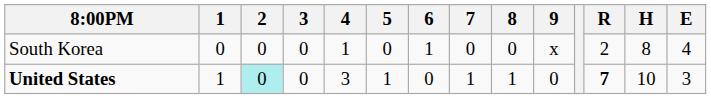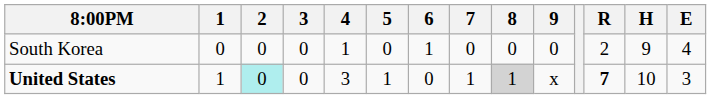(554, 49) x -> (554, 49) 0
(646, 49) 8 -> (646, 49) 9
(512, 78) no background -> (512, 78) lightgrey background
(554, 78) 0 -> (554, 78) x
